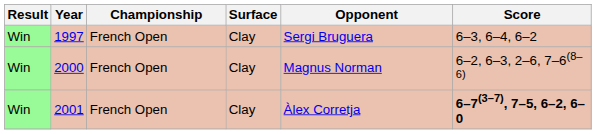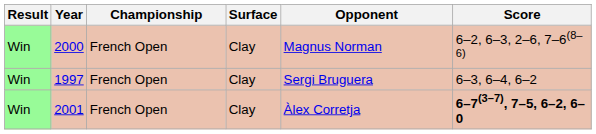rows swapped: (69, 36) <-> (69, 68)
